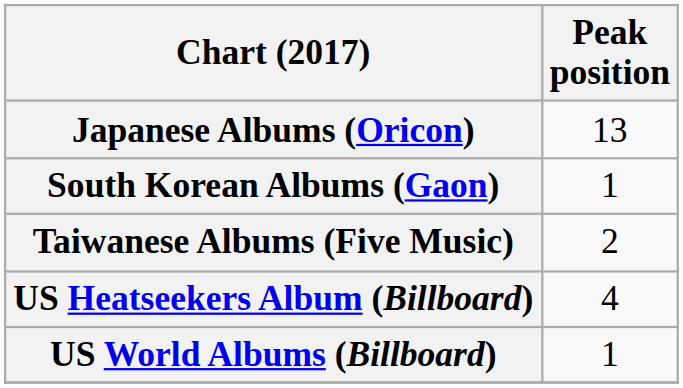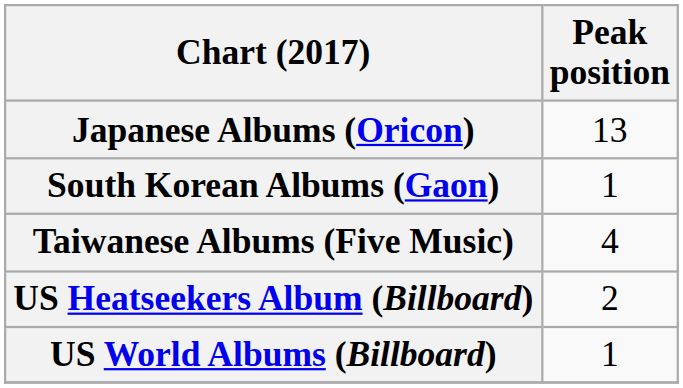(610, 241) 2 -> (610, 241) 4
(610, 297) 4 -> (610, 297) 2
